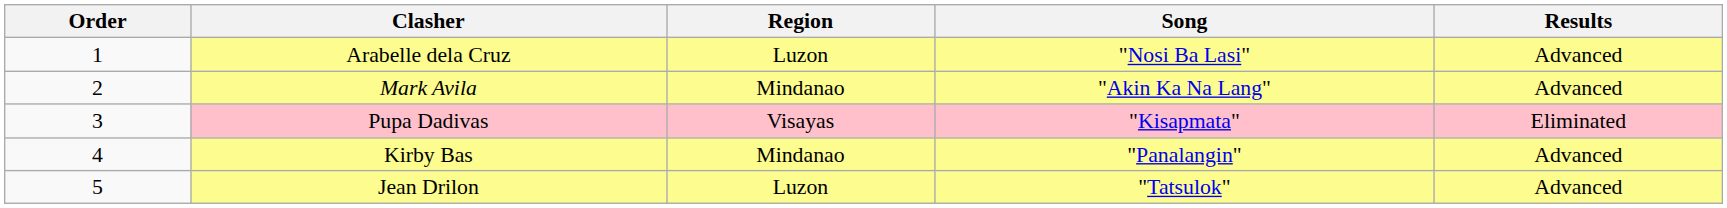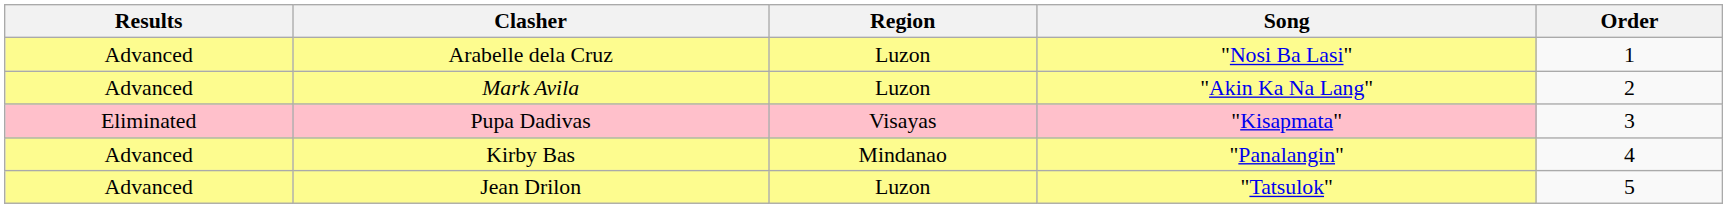columns swapped: (98, 21) <-> (1578, 21)
(800, 88) Mindanao -> (903, 88) Luzon
